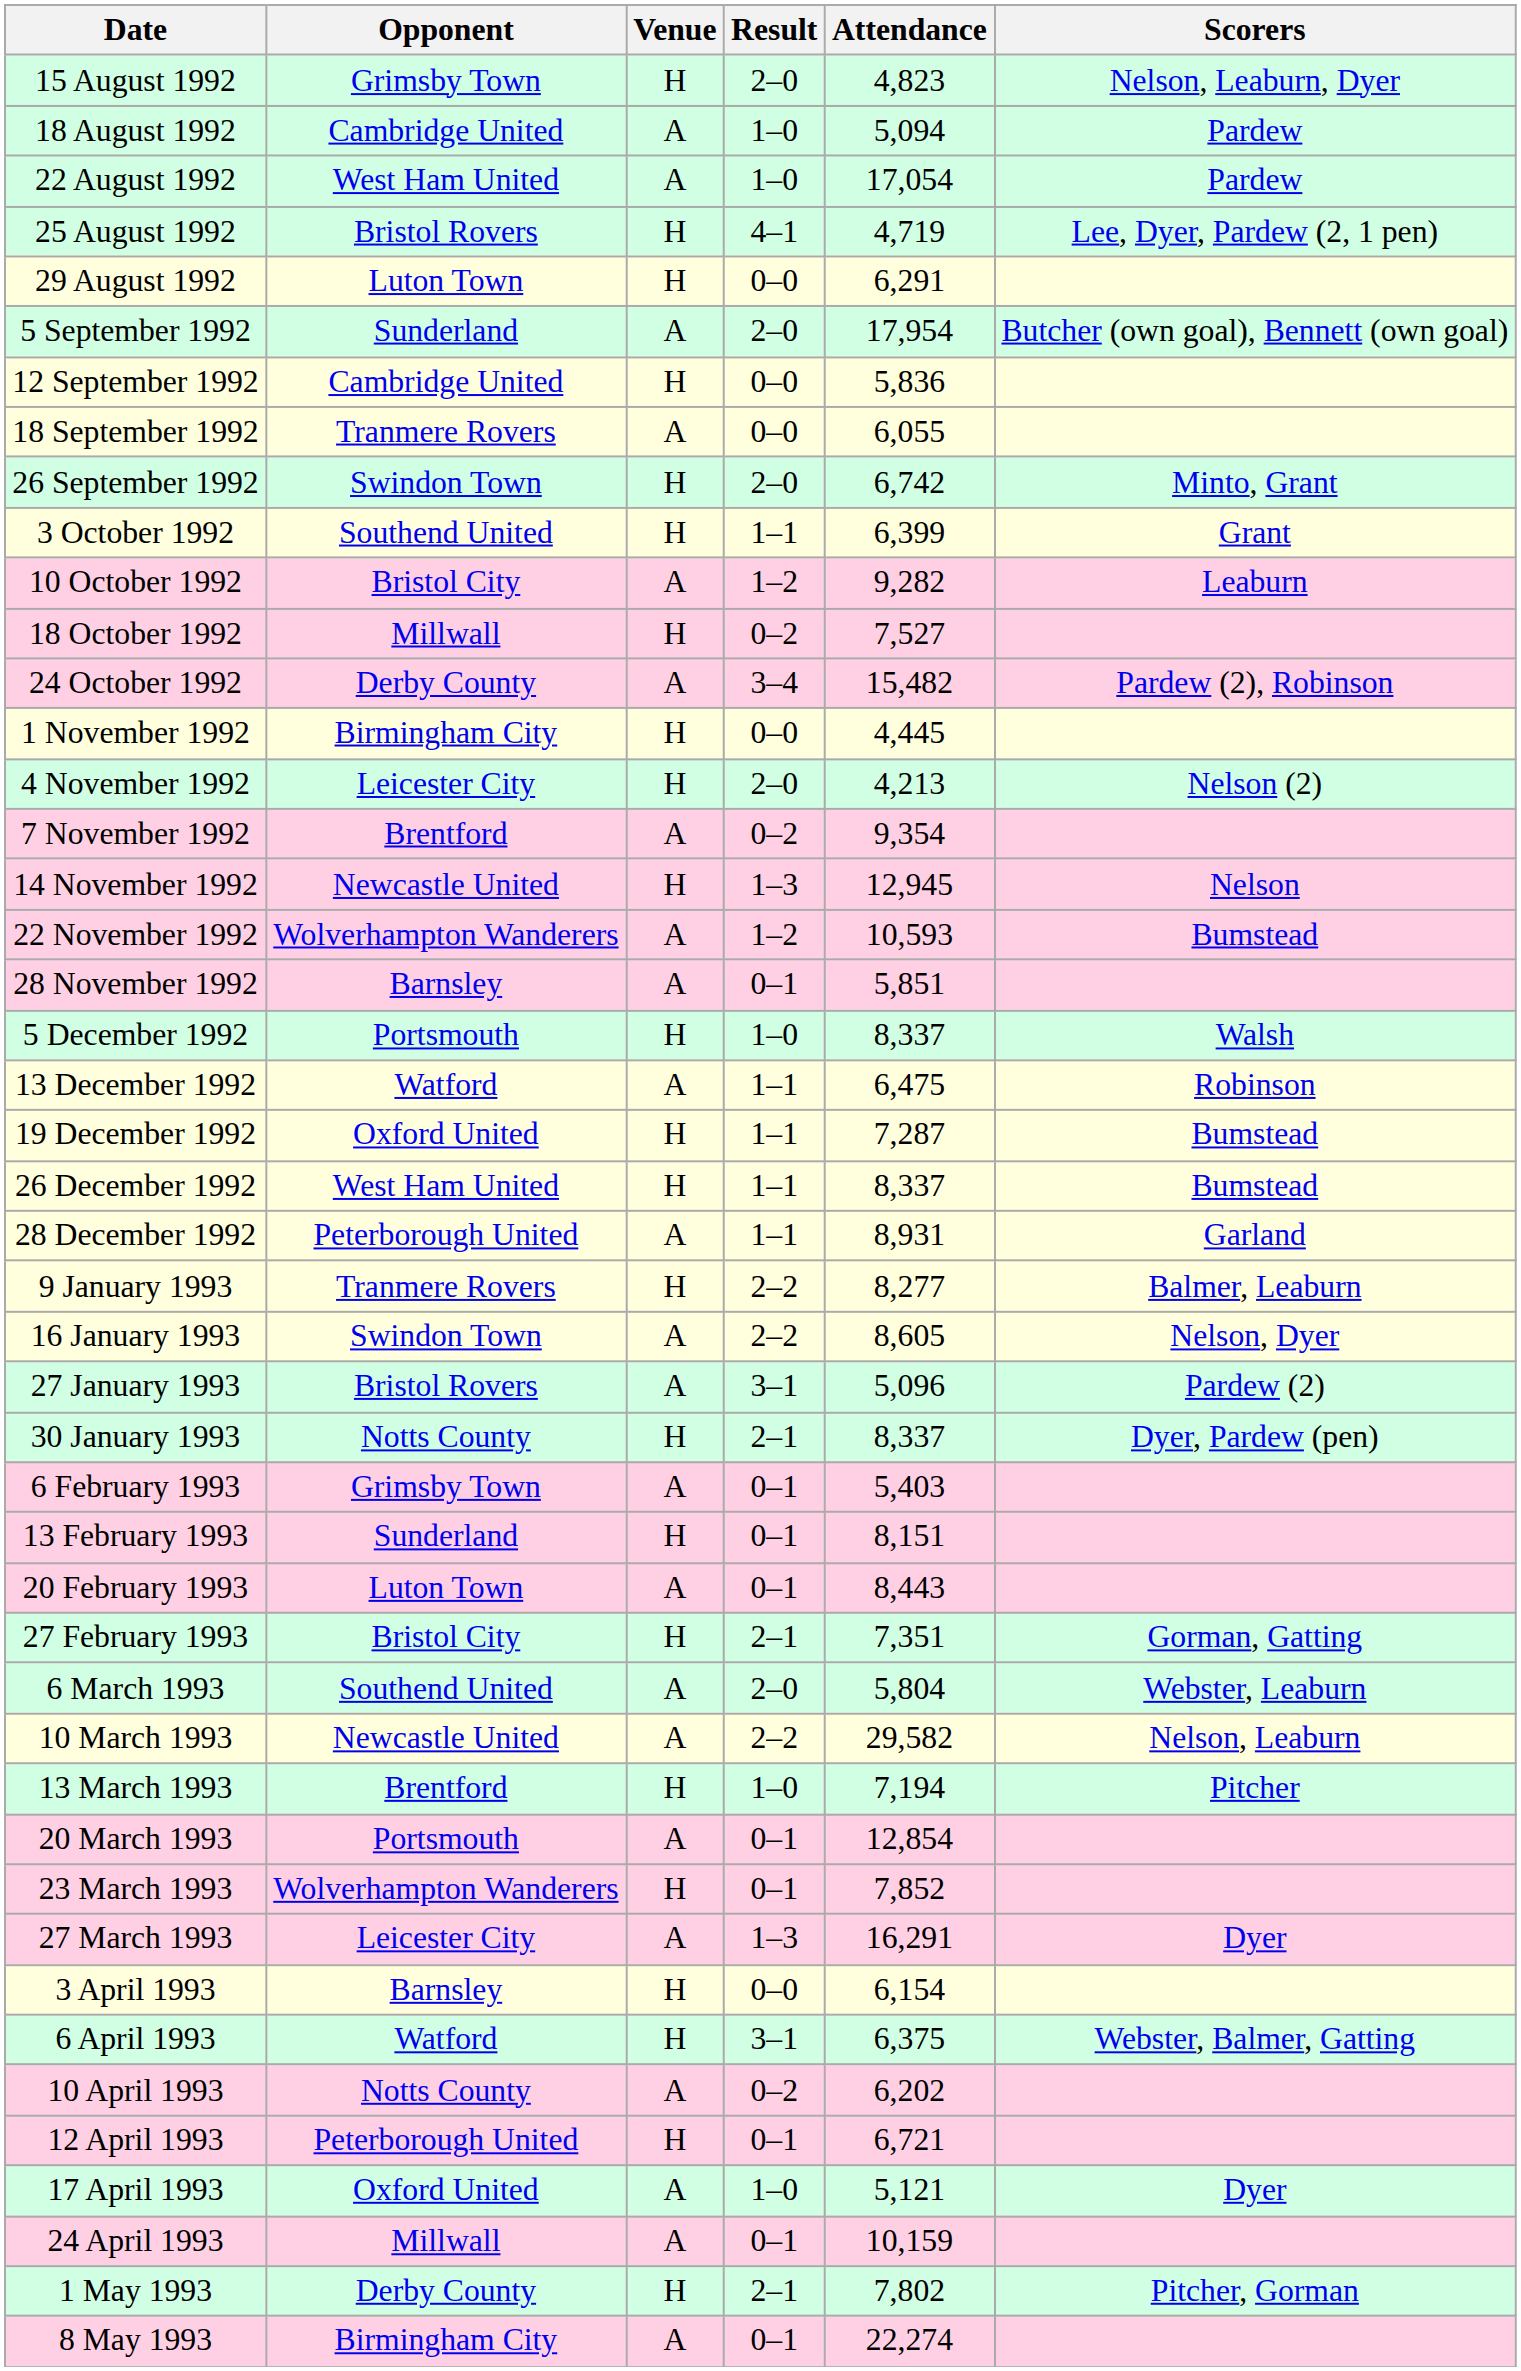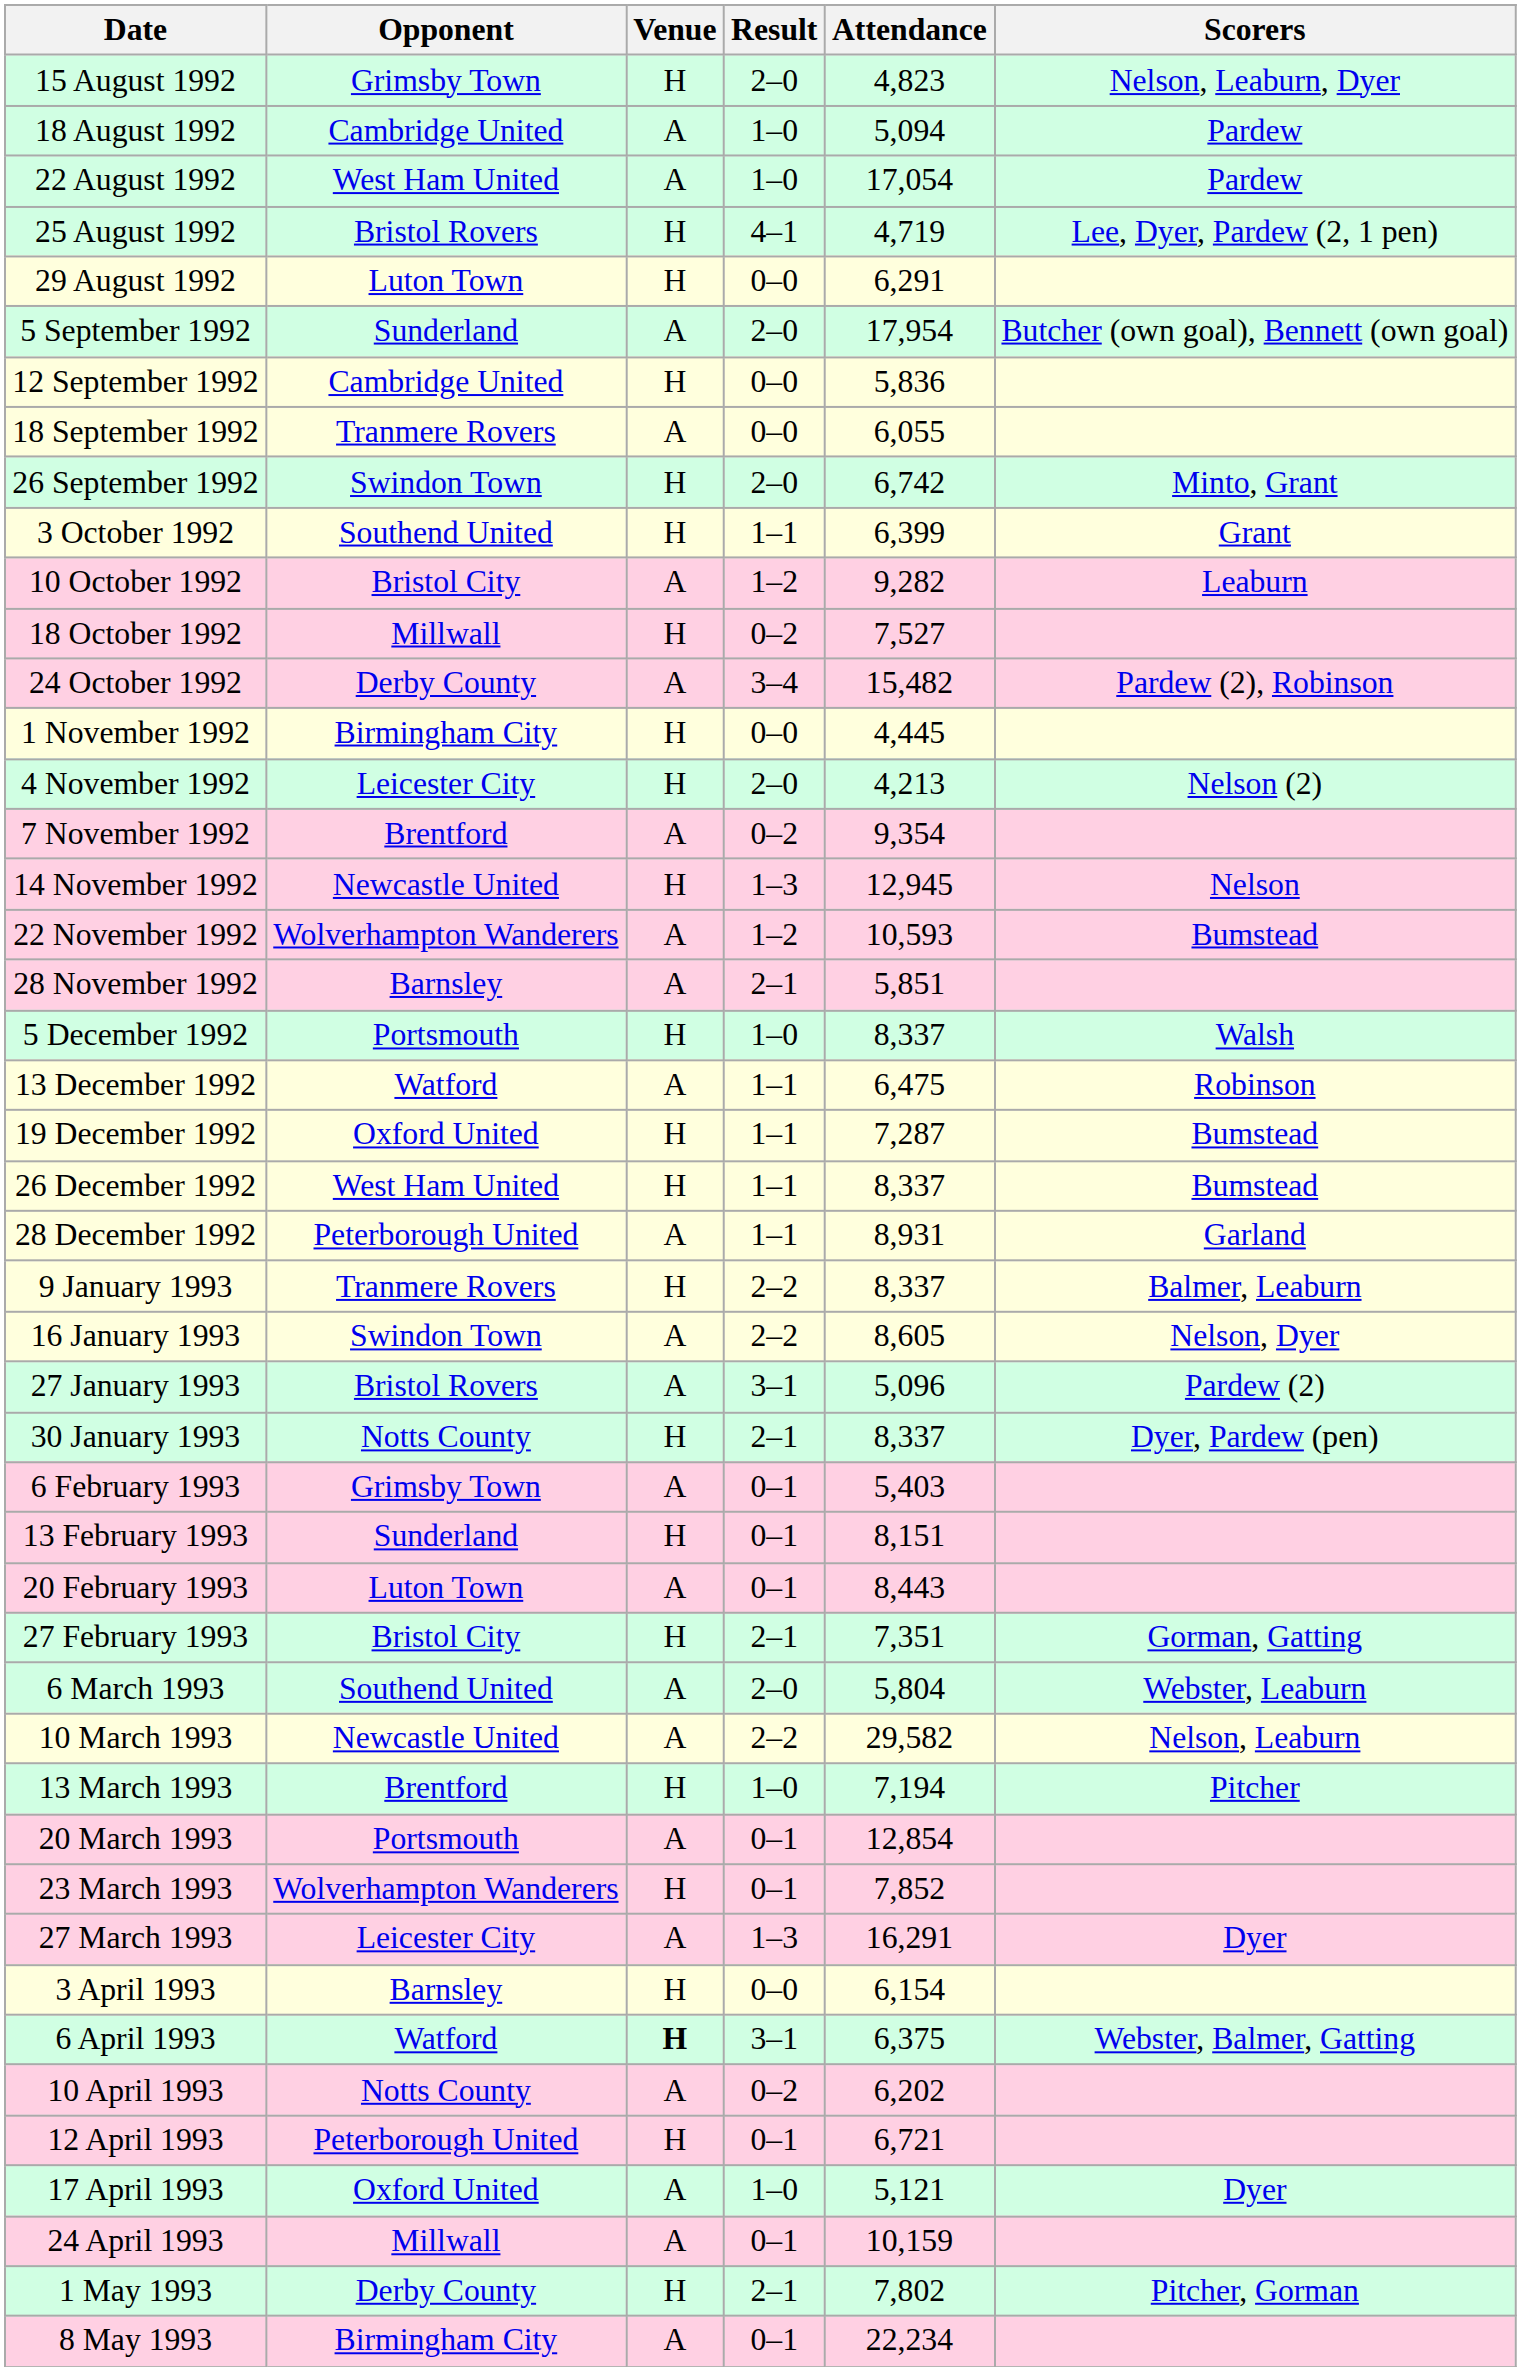(774, 984) 0–1 -> (774, 984) 2–1
(909, 1285) 8,277 -> (909, 1285) 8,337
(675, 2039) normal -> (675, 2039) bold
(909, 2340) 22,274 -> (909, 2340) 22,234
